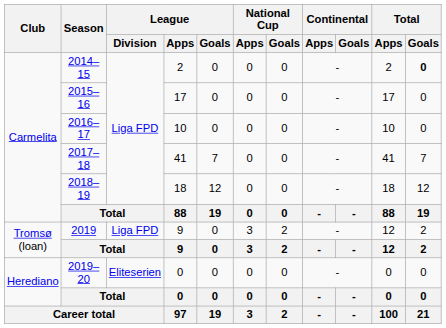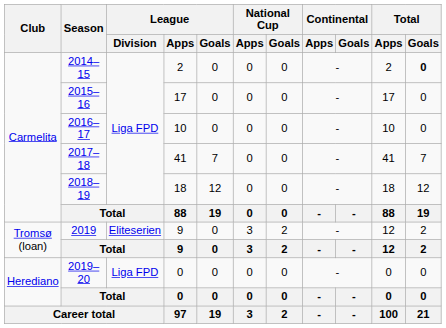(135, 231) Liga FPD -> (135, 231) Eliteserien
(135, 272) Eliteserien -> (135, 272) Liga FPD
